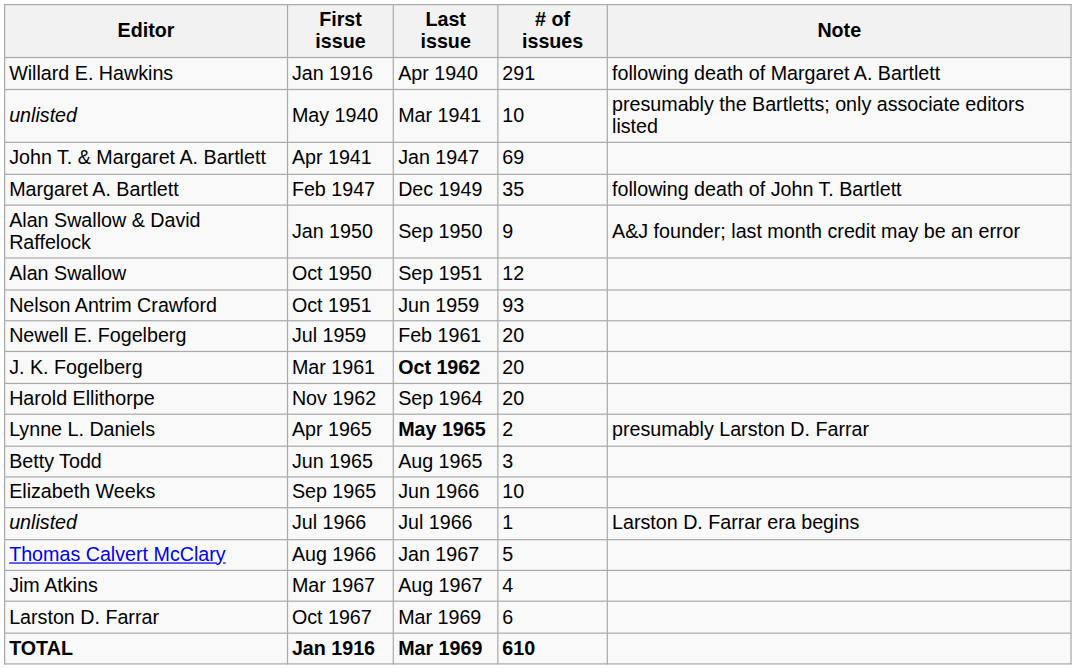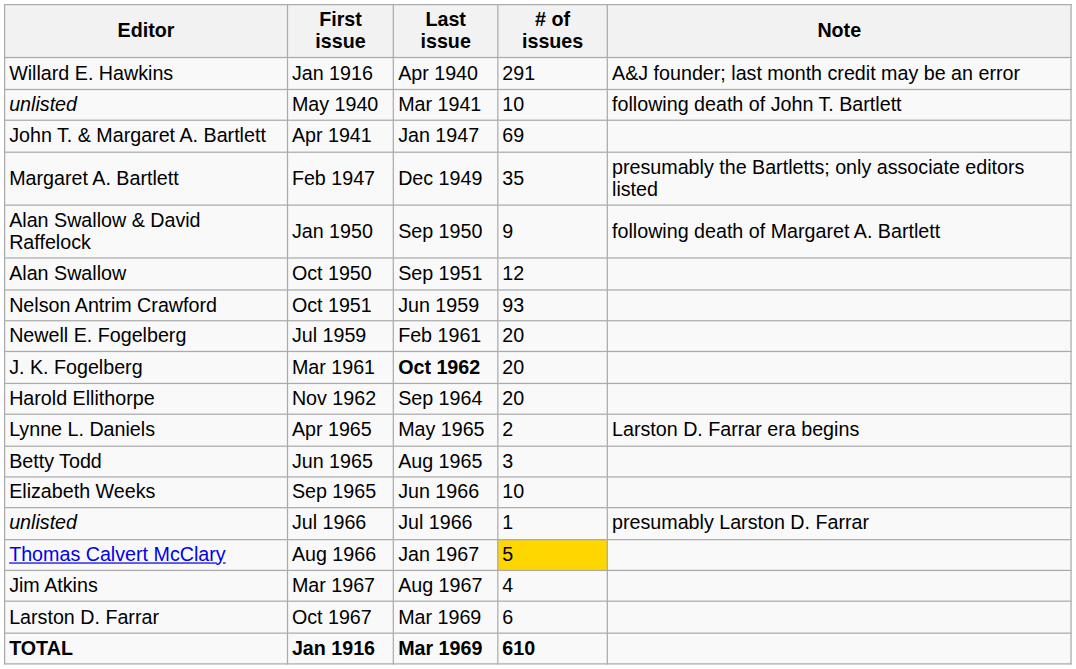(776, 73) following death of Margaret A. Bartlett -> (816, 73) A&J founder; last month credit may be an error
(818, 115) presumably the Bartletts; only associate editors listed -> (757, 104) following death of John T. Bartlett
(757, 189) following death of John T. Bartlett -> (818, 178) presumably the Bartletts; only associate editors listed
(816, 231) A&J founder; last month credit may be an error -> (776, 231) following death of Margaret A. Bartlett
(442, 429) bold -> (441, 429) normal
(741, 429) presumably Larston D. Farrar -> (736, 429) Larston D. Farrar era begins
(736, 523) Larston D. Farrar era begins -> (741, 523) presumably Larston D. Farrar
(508, 554) no background -> (508, 554) gold background
